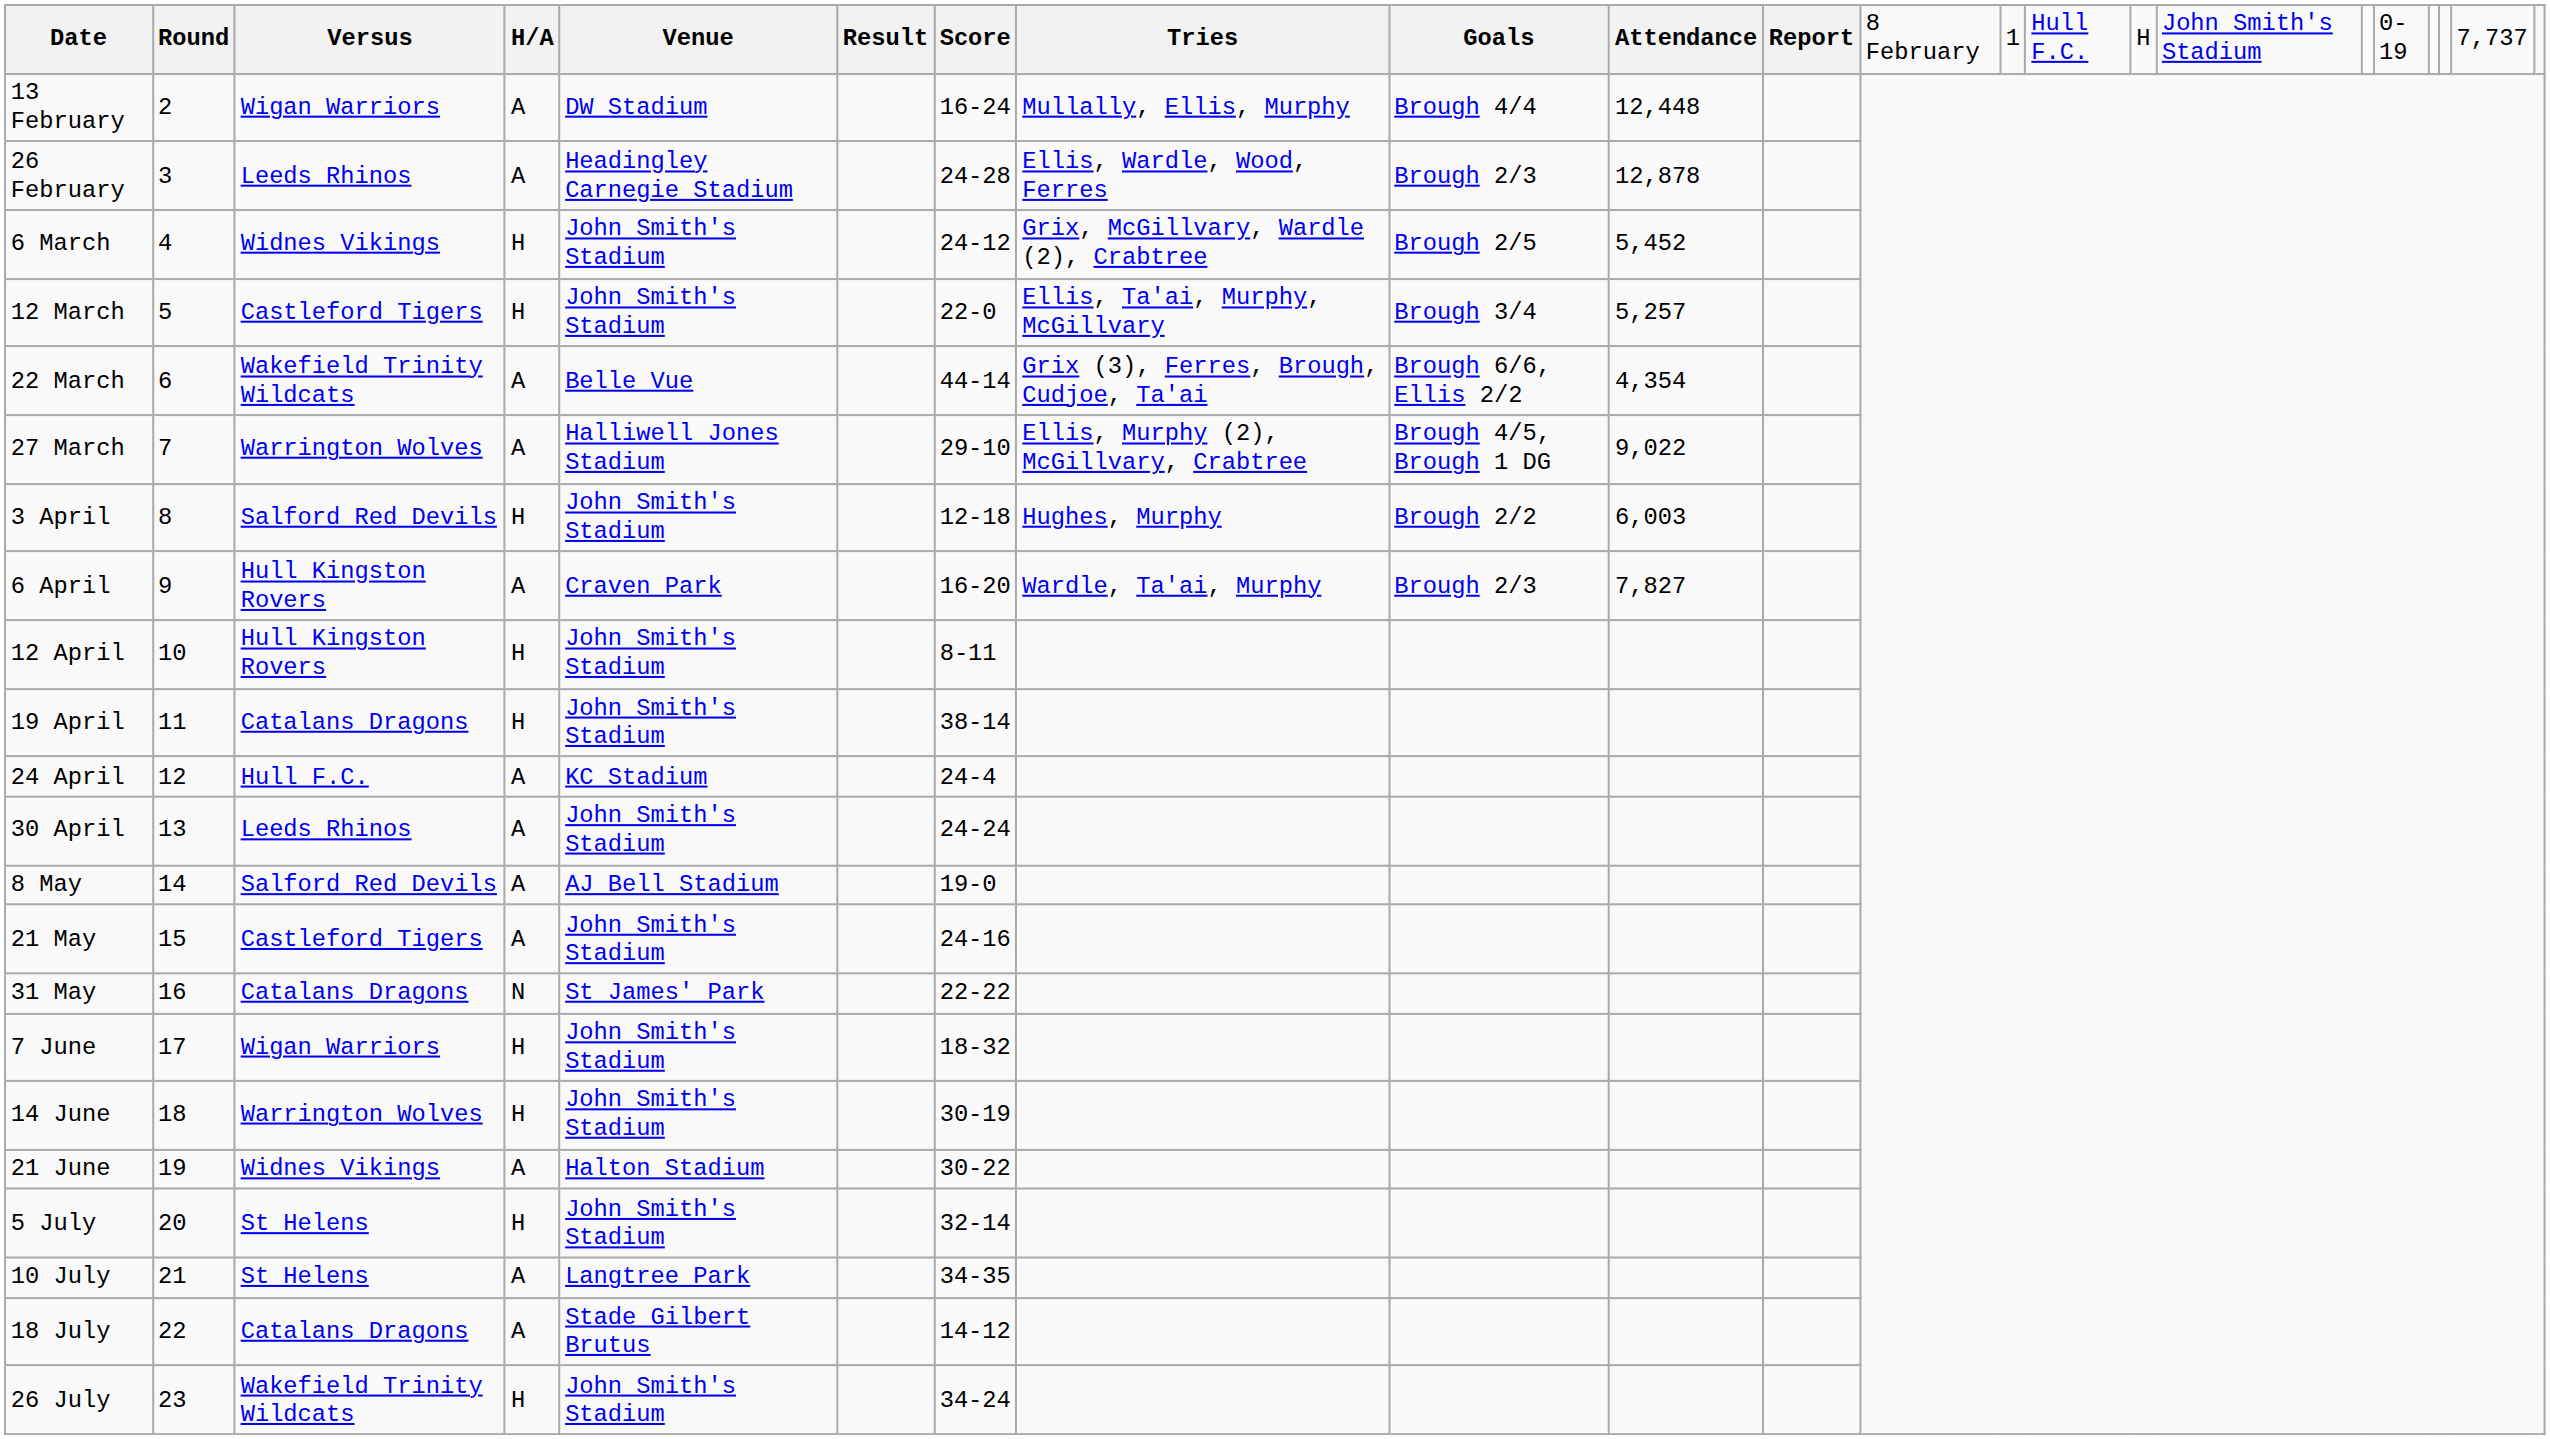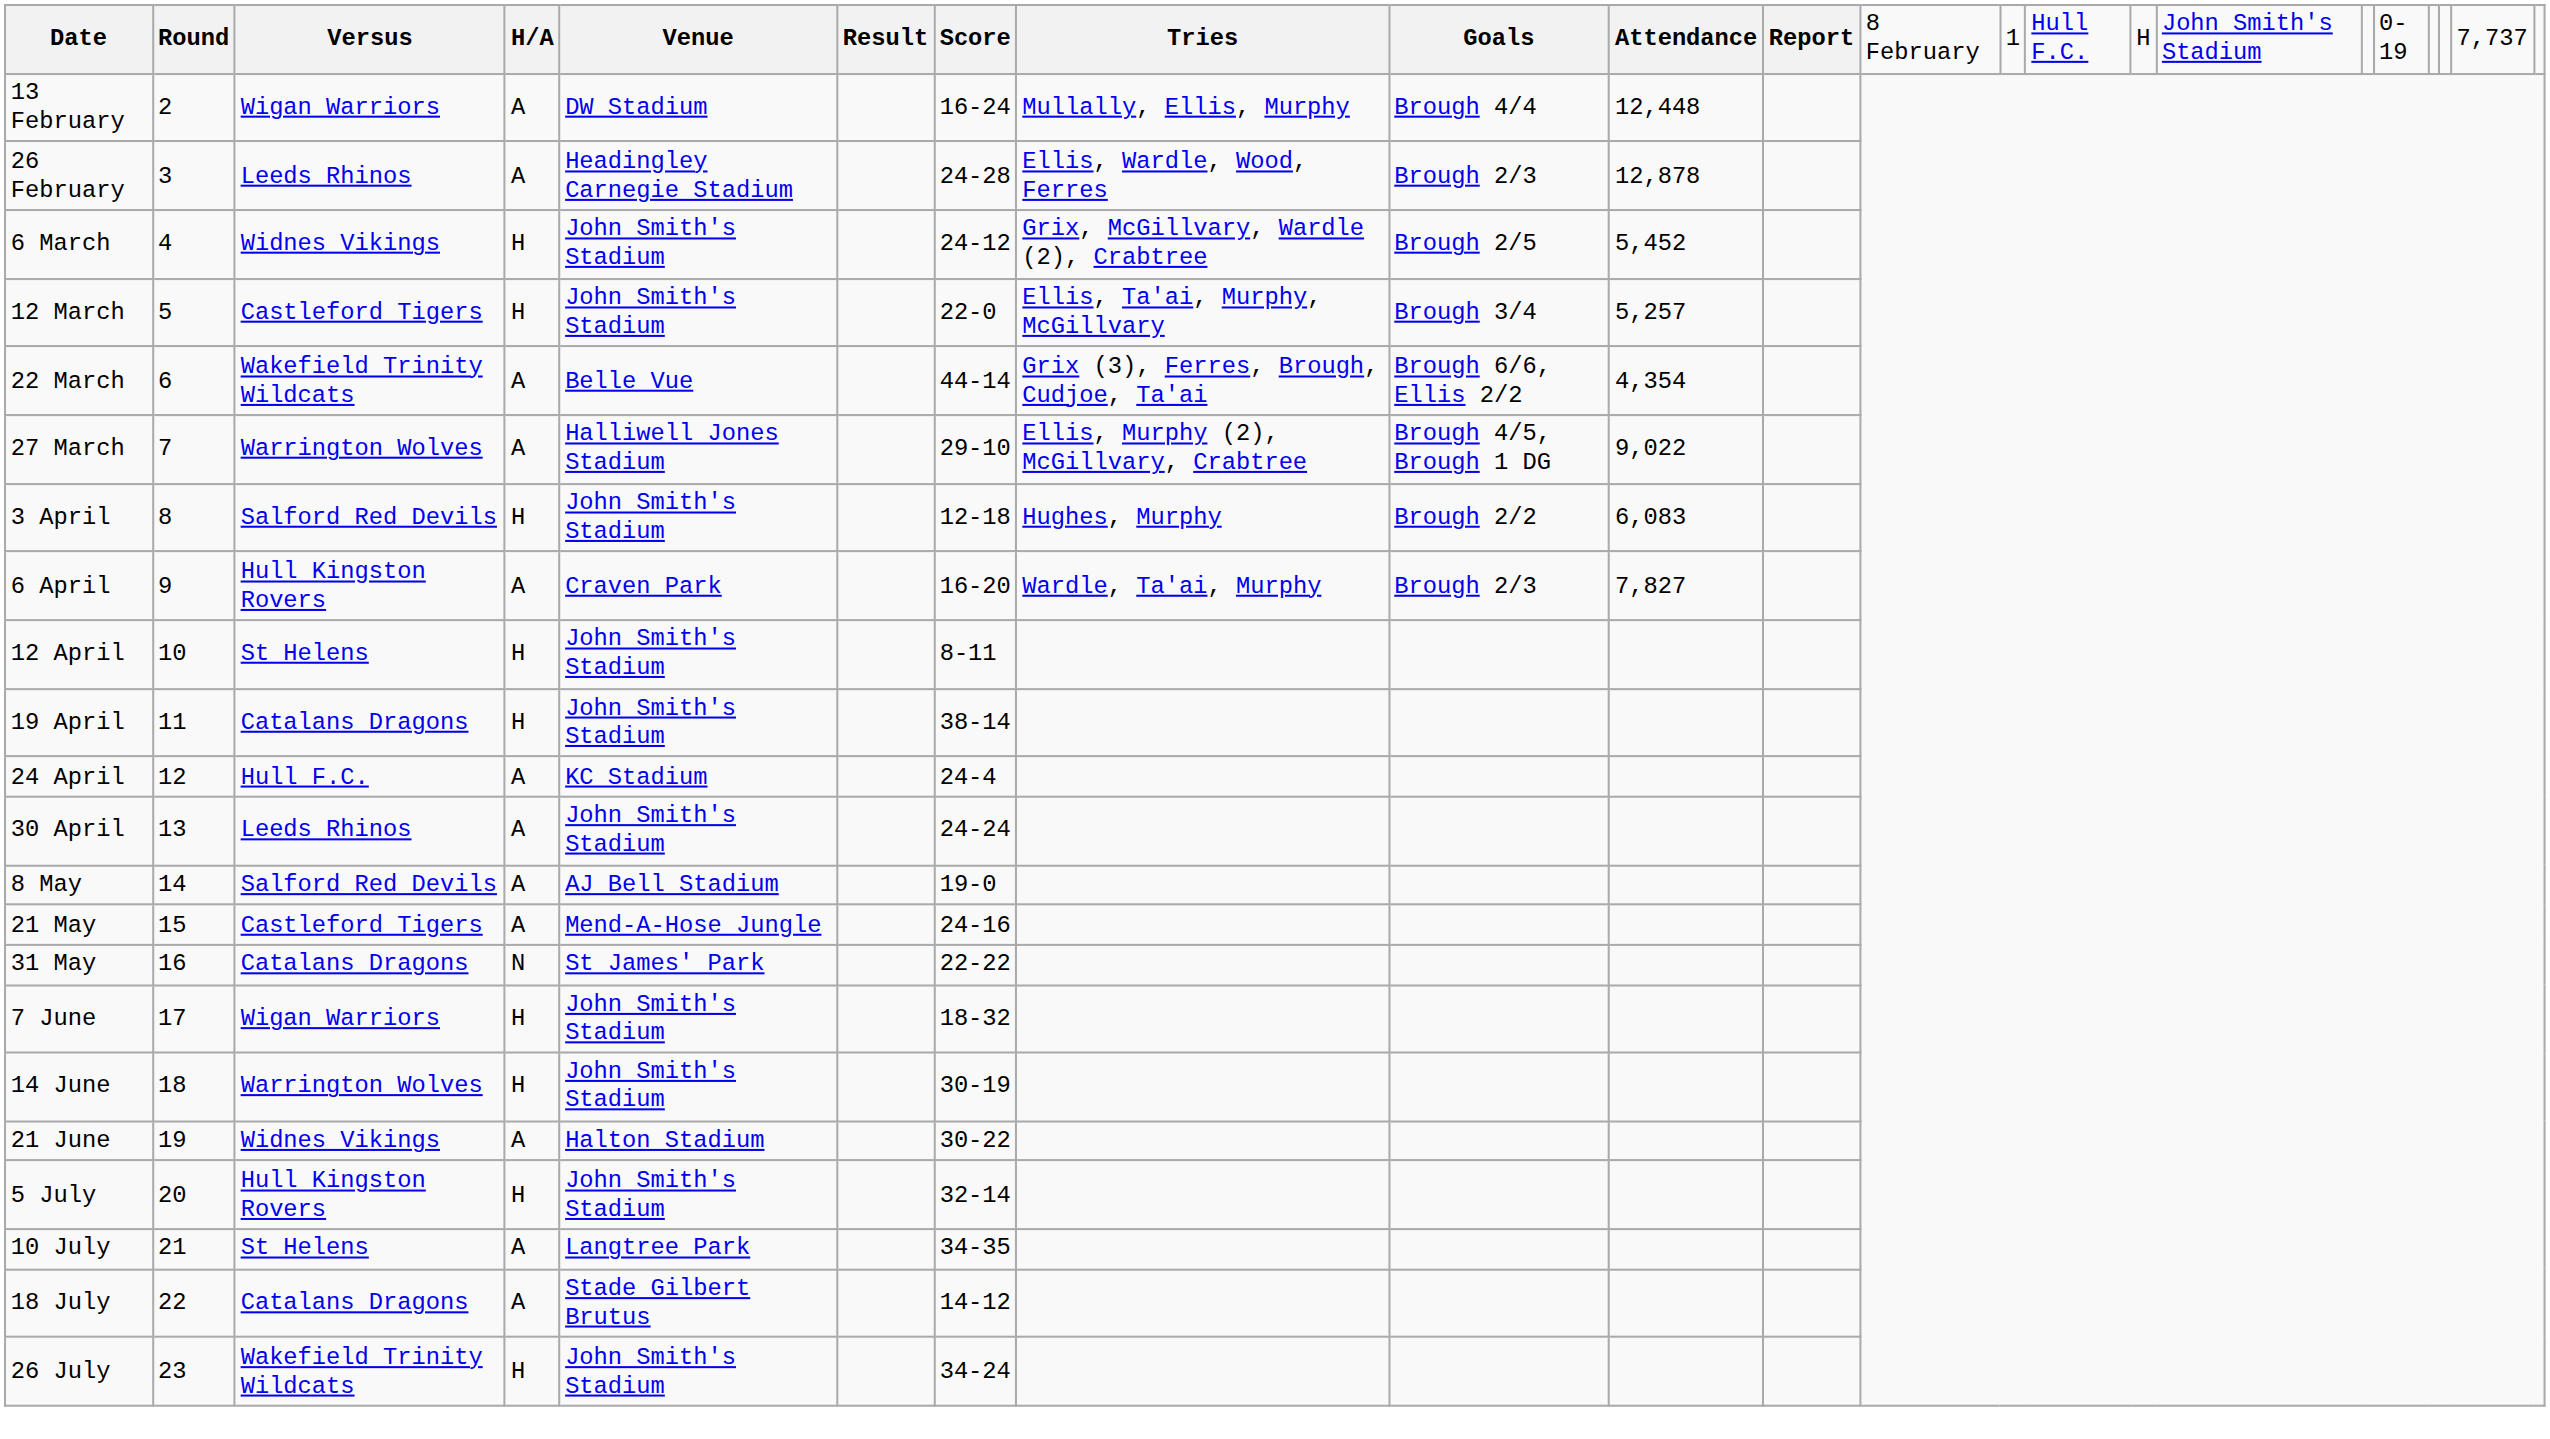(1651, 517) 6,003 -> (1651, 517) 6,083
(333, 654) Hull Kingston Rovers -> (305, 654) St Helens
(651, 939) John Smith's Stadium -> (693, 924) Mend-A-Hose Jungle
(305, 1223) St Helens -> (333, 1195) Hull Kingston Rovers
